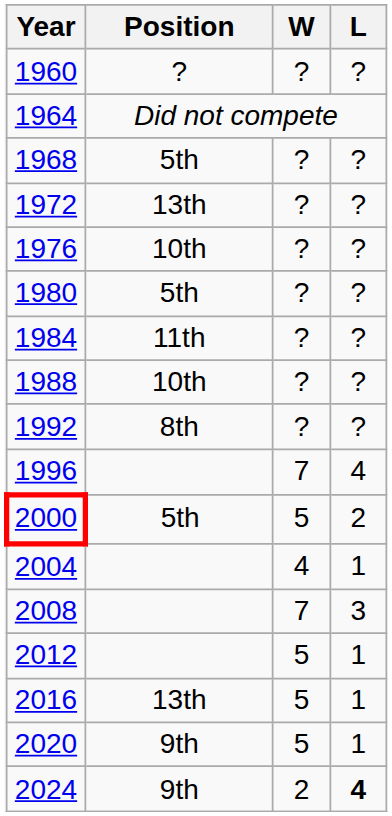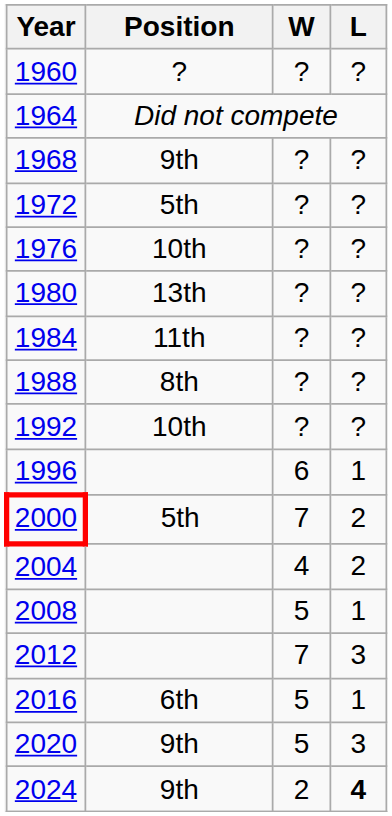(179, 159) 5th -> (179, 159) 9th
(179, 204) 13th -> (179, 204) 5th
(179, 293) 5th -> (179, 293) 13th
(179, 381) 10th -> (179, 381) 8th
(179, 426) 8th -> (179, 426) 10th
(302, 471) 7 -> (302, 471) 6
(358, 471) 4 -> (358, 471) 1
(302, 518) 5 -> (302, 518) 7
(358, 565) 1 -> (358, 565) 2
(302, 610) 7 -> (302, 610) 5
(358, 610) 3 -> (358, 610) 1
(302, 655) 5 -> (302, 655) 7
(358, 655) 1 -> (358, 655) 3
(179, 699) 13th -> (179, 699) 6th
(358, 744) 1 -> (358, 744) 3
